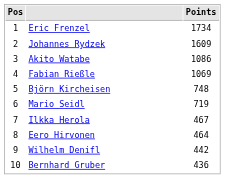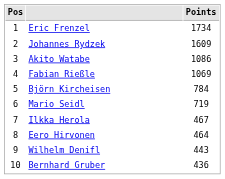(201, 90) 748 -> (201, 90) 784
(201, 150) 442 -> (201, 150) 443
